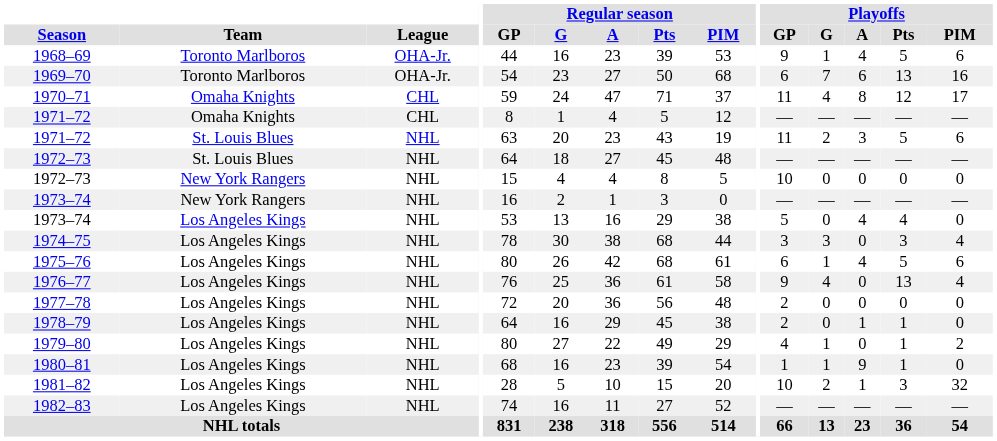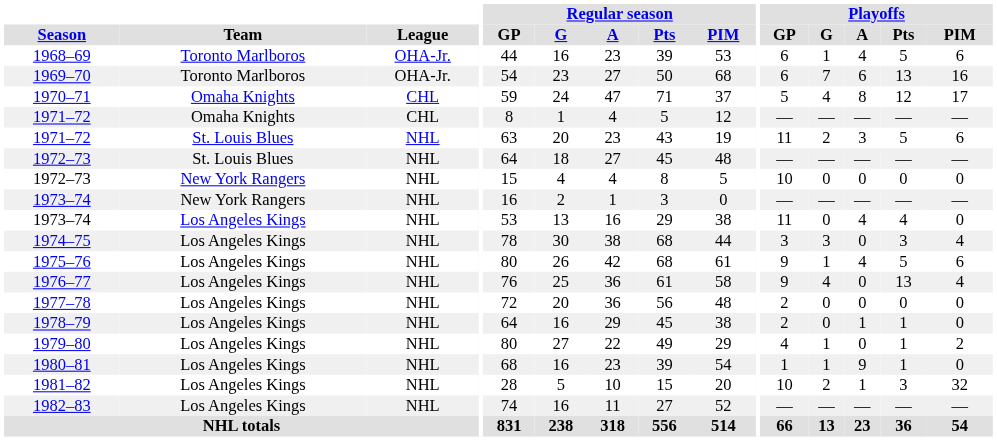(784, 55) 9 -> (784, 55) 6
(784, 96) 11 -> (784, 96) 5
(784, 220) 5 -> (784, 220) 11
(784, 261) 6 -> (784, 261) 9
